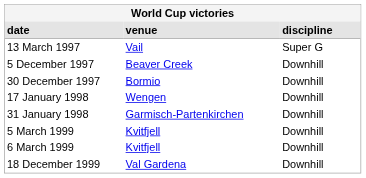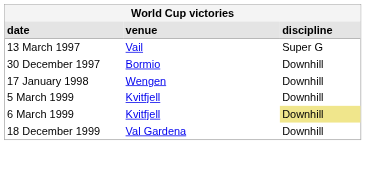- row: (51, 64)
- row: (48, 114)
(303, 148) no background -> (303, 114) khaki background
